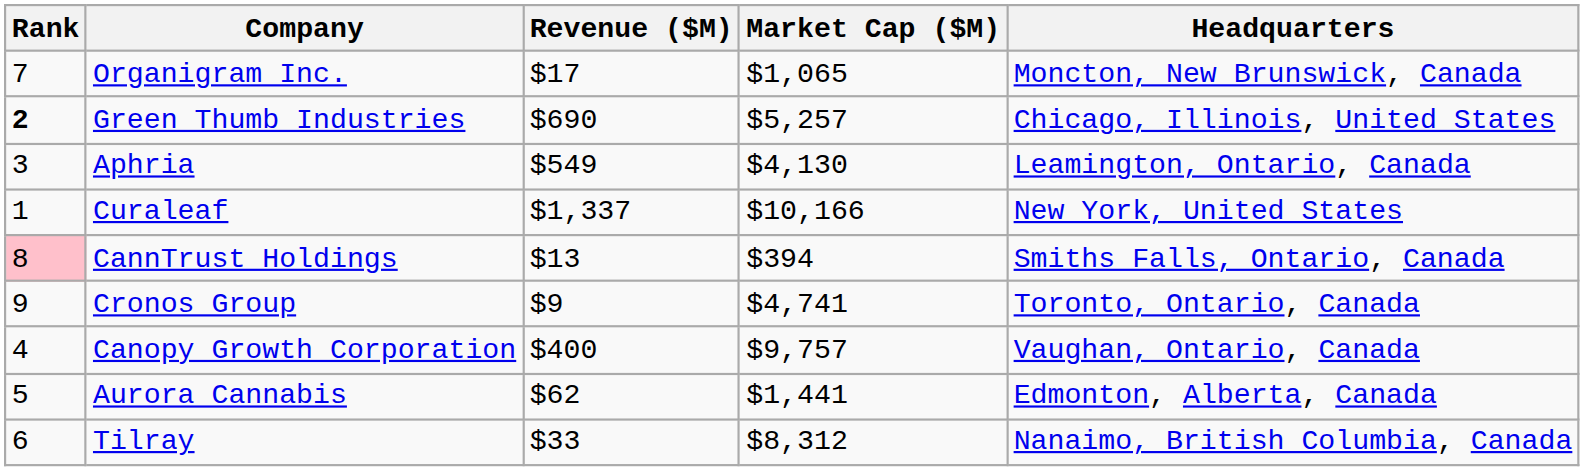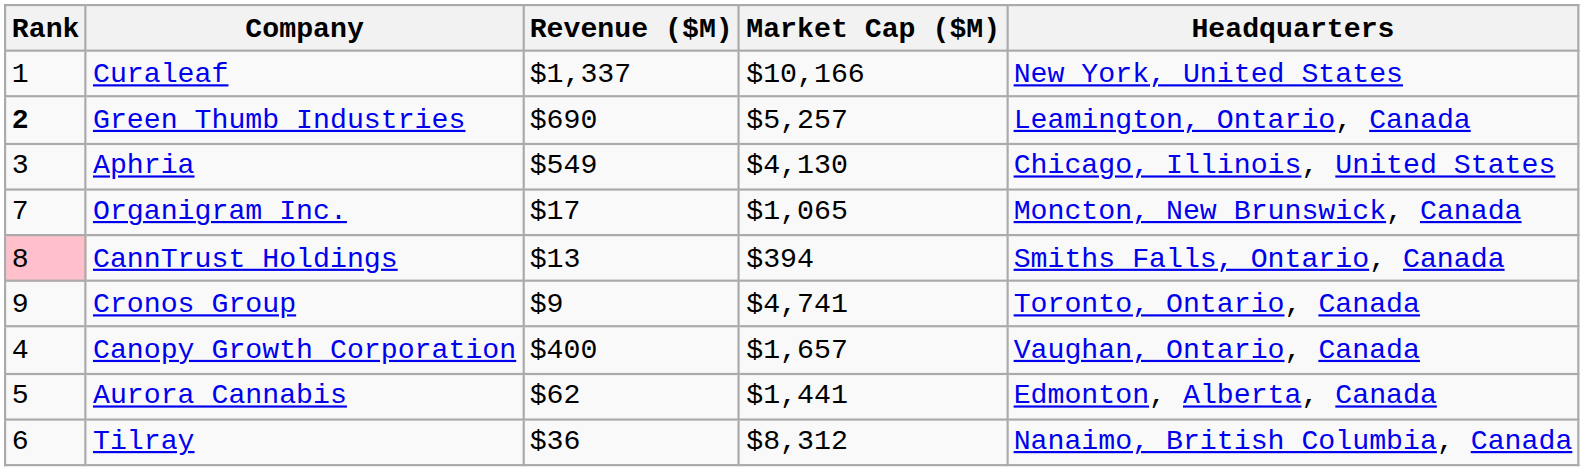rows swapped: (161, 212) <-> (220, 74)
(1285, 120) Chicago, Illinois, United States -> (1242, 120) Leamington, Ontario, Canada
(1242, 166) Leamington, Ontario, Canada -> (1285, 166) Chicago, Illinois, United States
(797, 350) $9,757 -> (797, 350) $1,657
(555, 442) $33 -> (555, 442) $36
